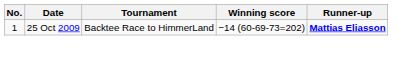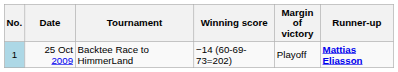+ column: (297, 23)
(14, 28) no background -> (14, 55) lightblue background
